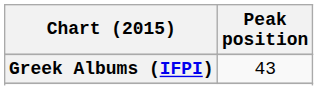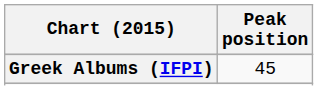(265, 69) 43 -> (265, 69) 45
